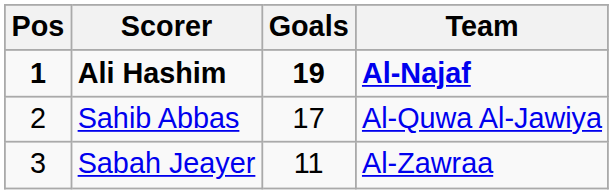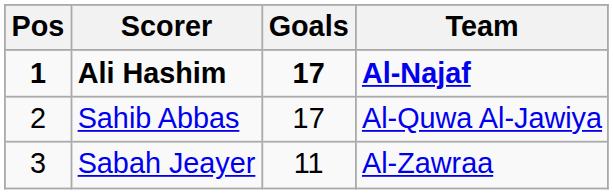(309, 73) 19 -> (309, 73) 17
